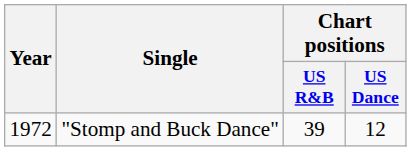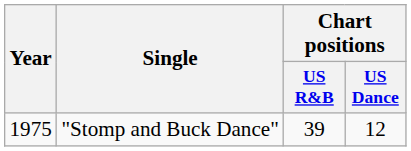(31, 129) 1972 -> (31, 129) 1975
